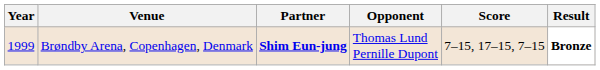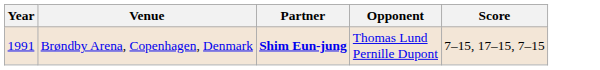- column: (571, 15)
(21, 45) 1999 -> (21, 45) 1991
